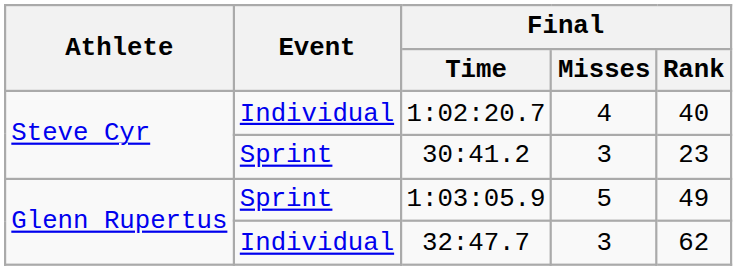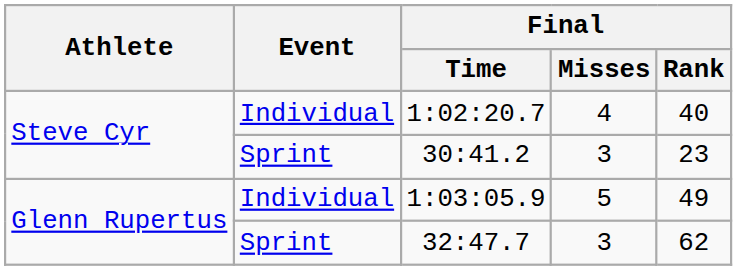(286, 199) Sprint -> (317, 199) Individual
(317, 243) Individual -> (286, 243) Sprint
